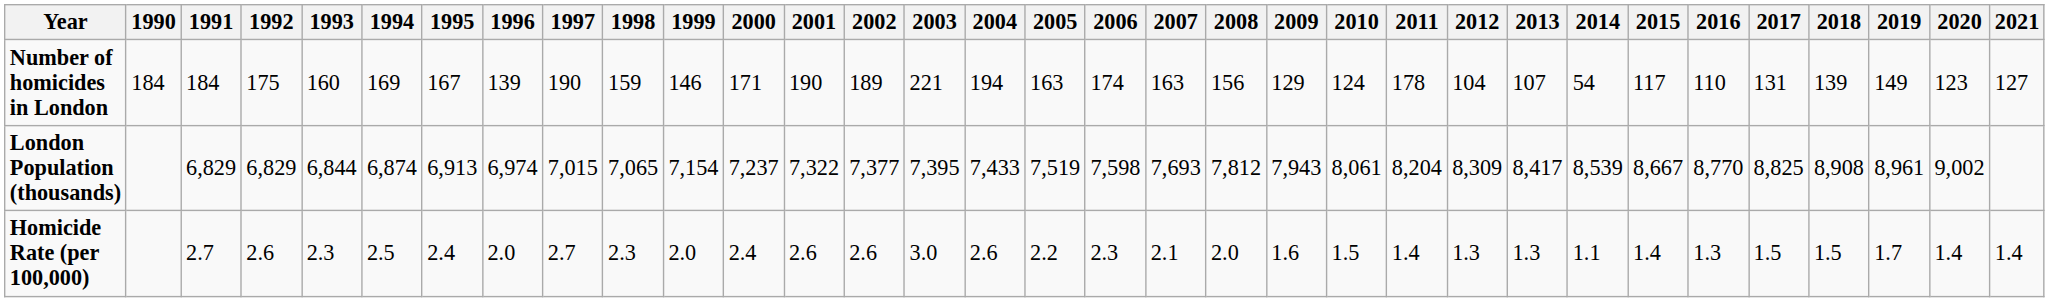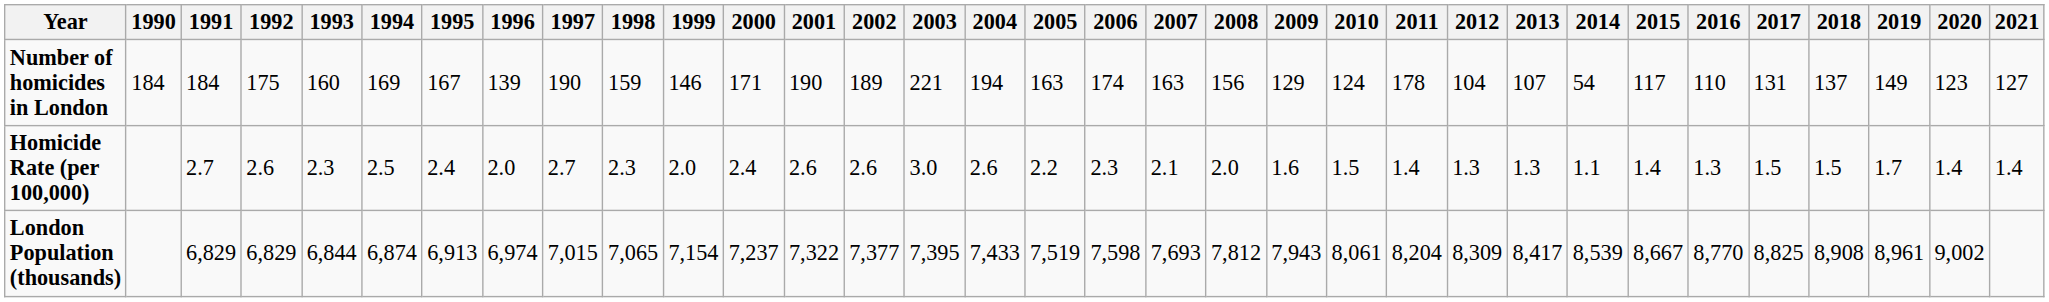(1831, 82) 139 -> (1831, 82) 137
rows swapped: (56, 253) <-> (65, 167)
